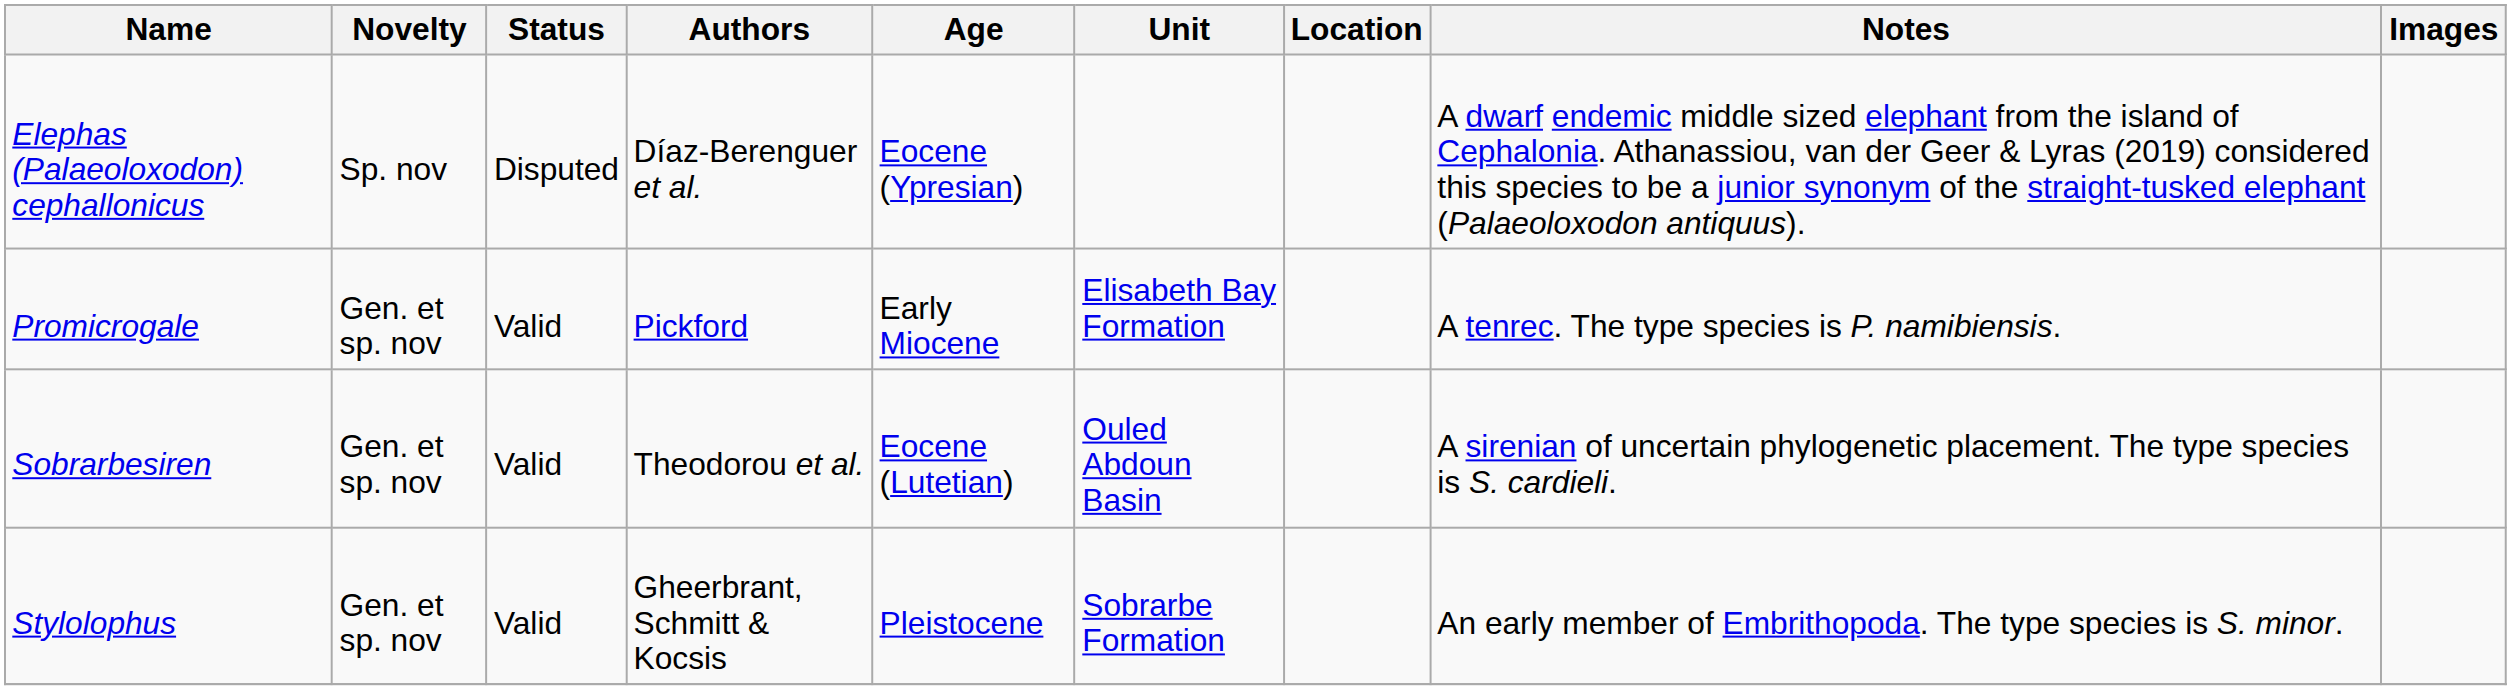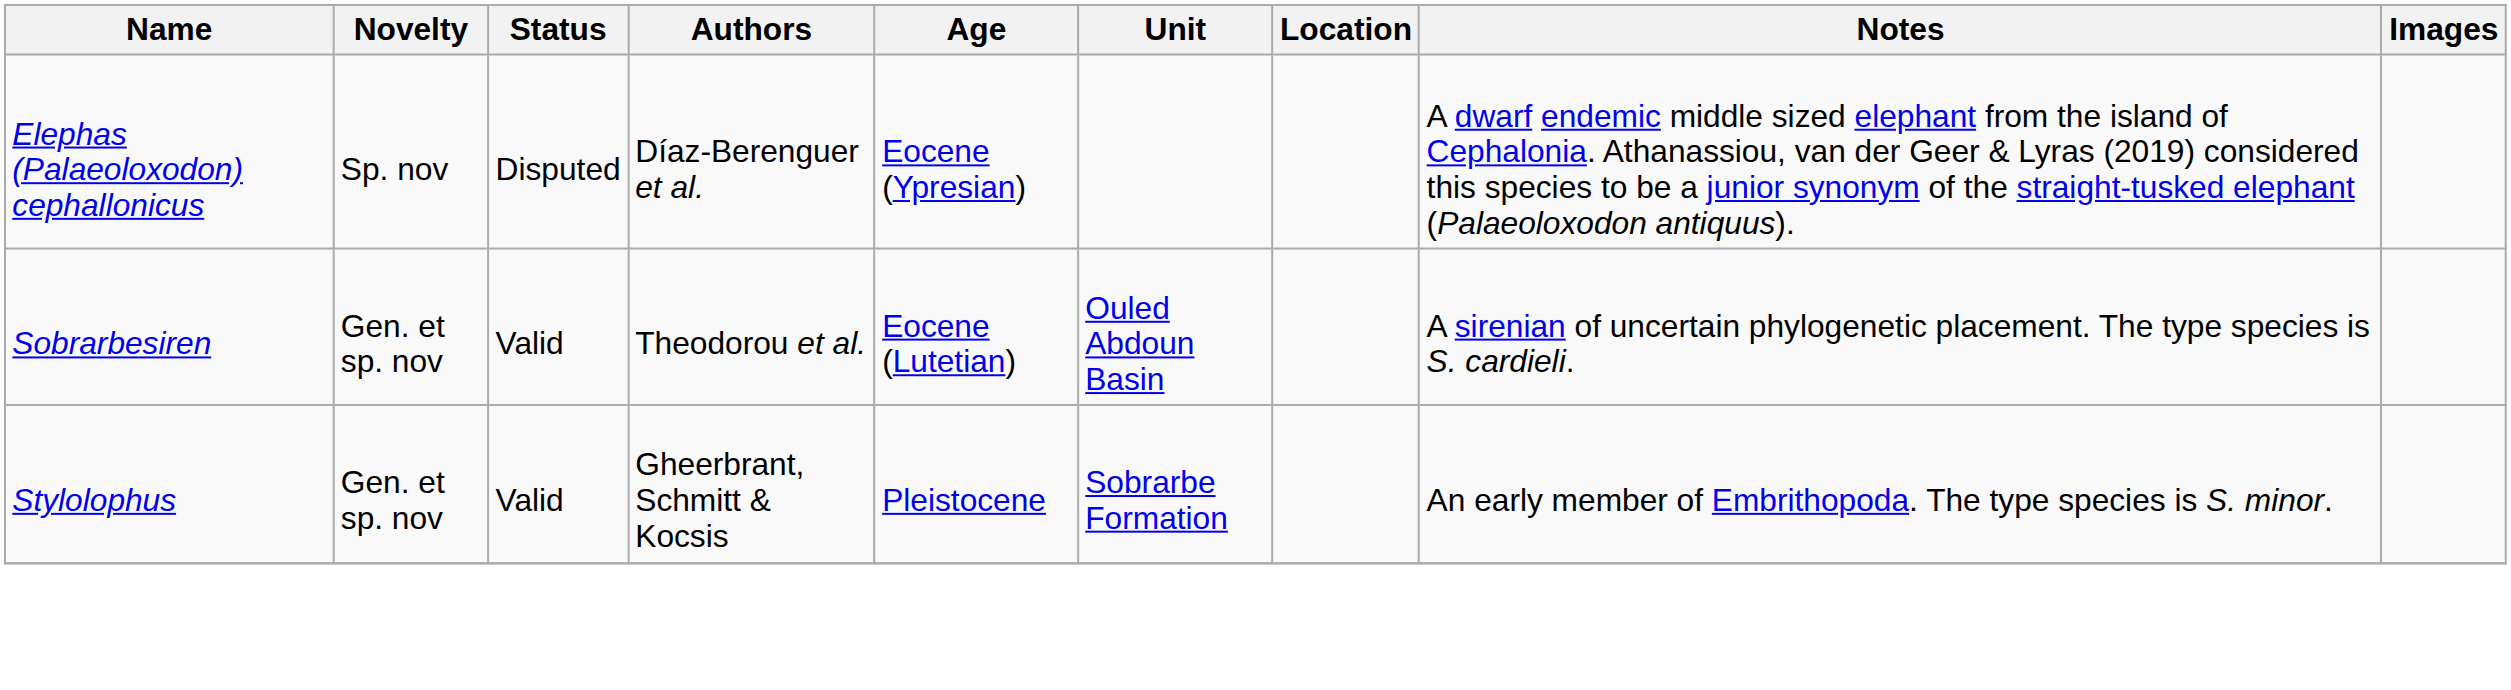- row: (106, 326)
